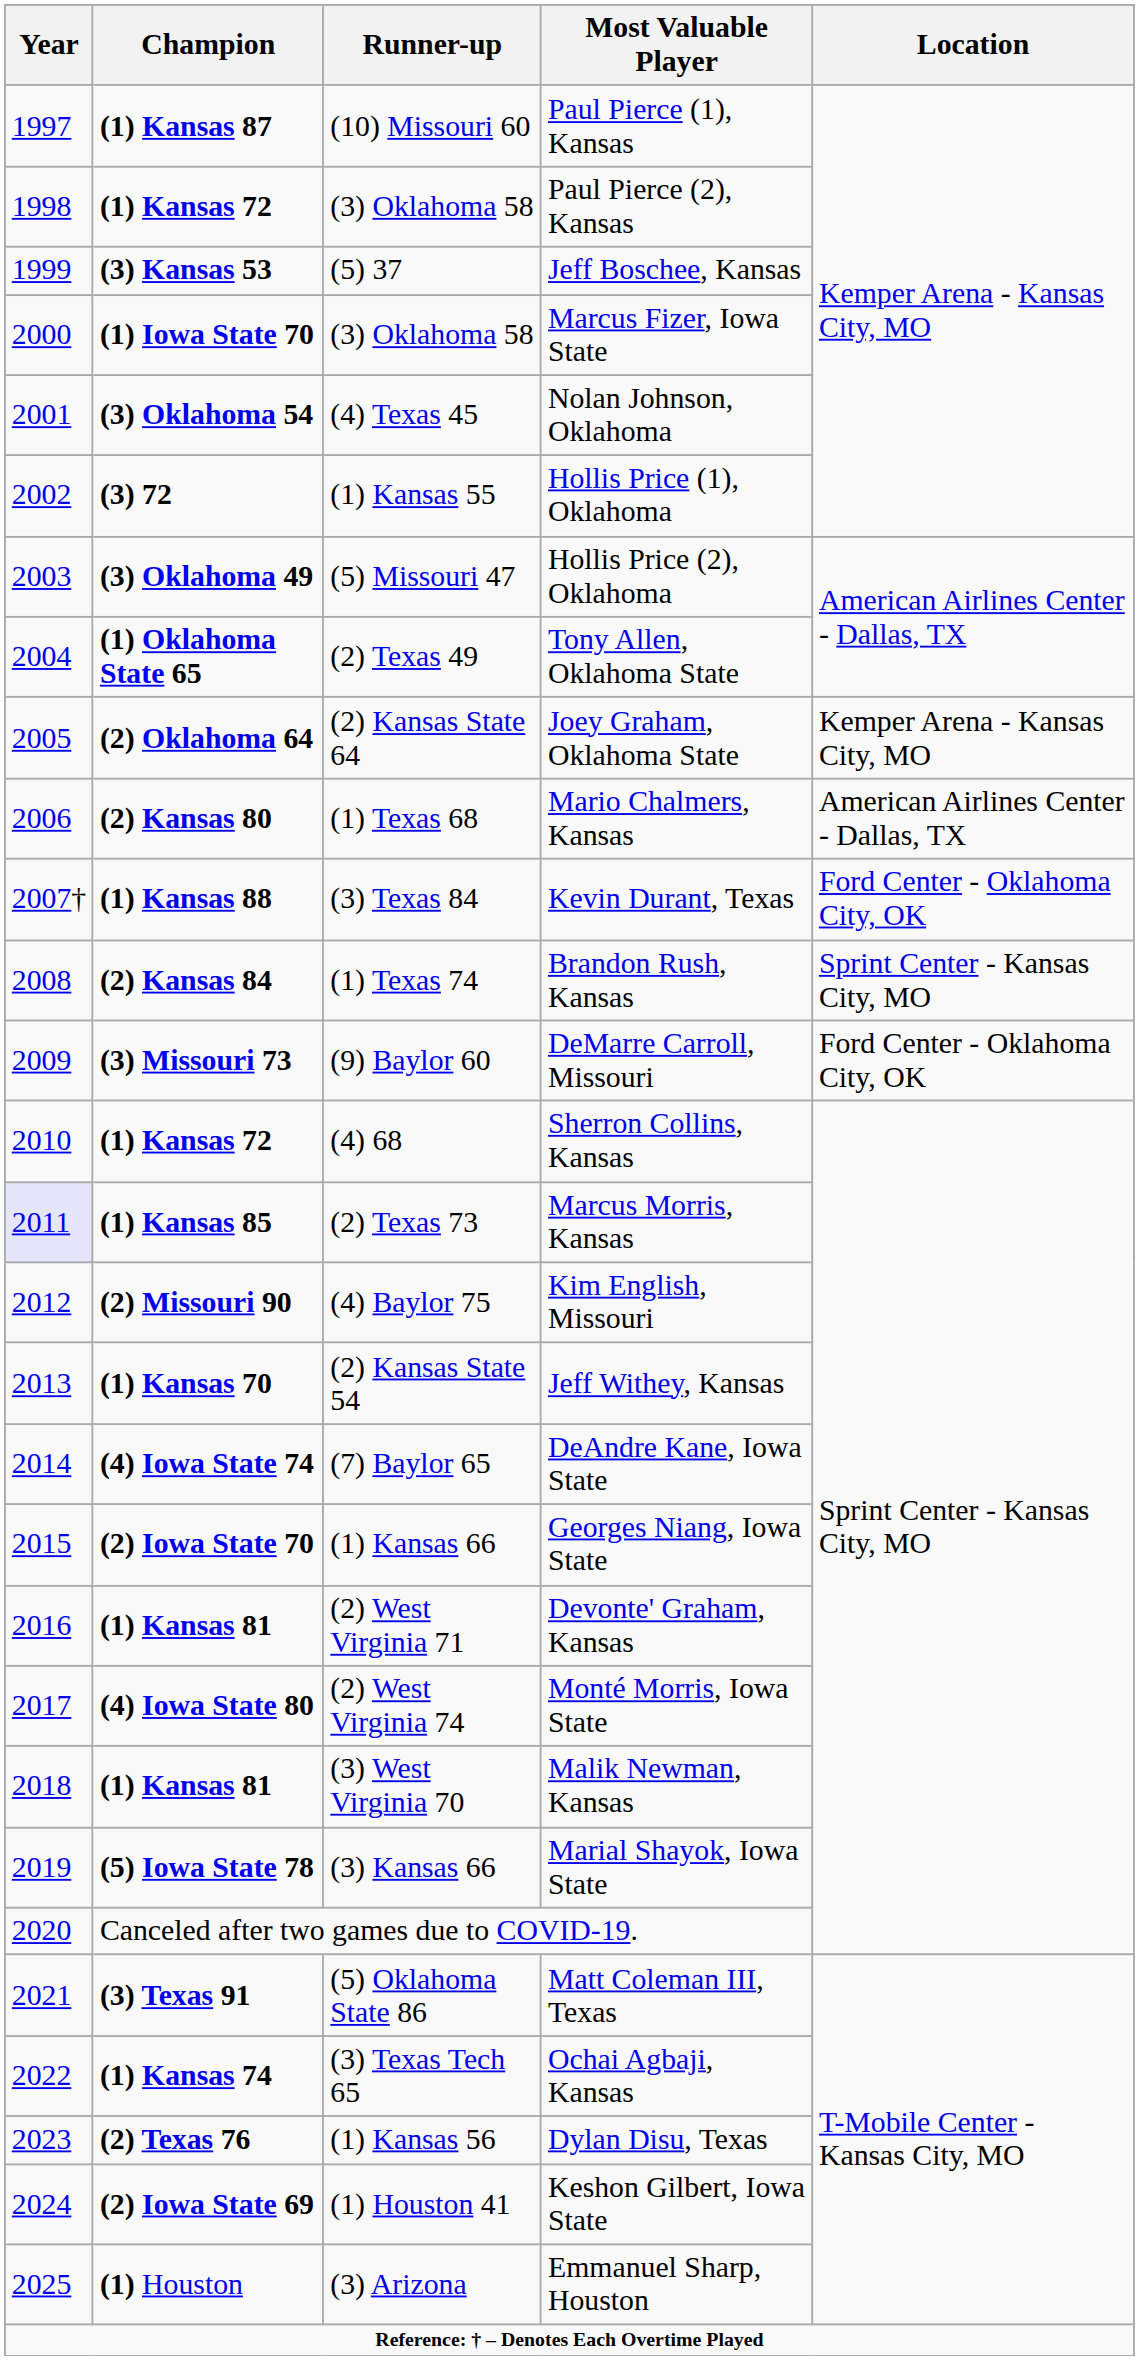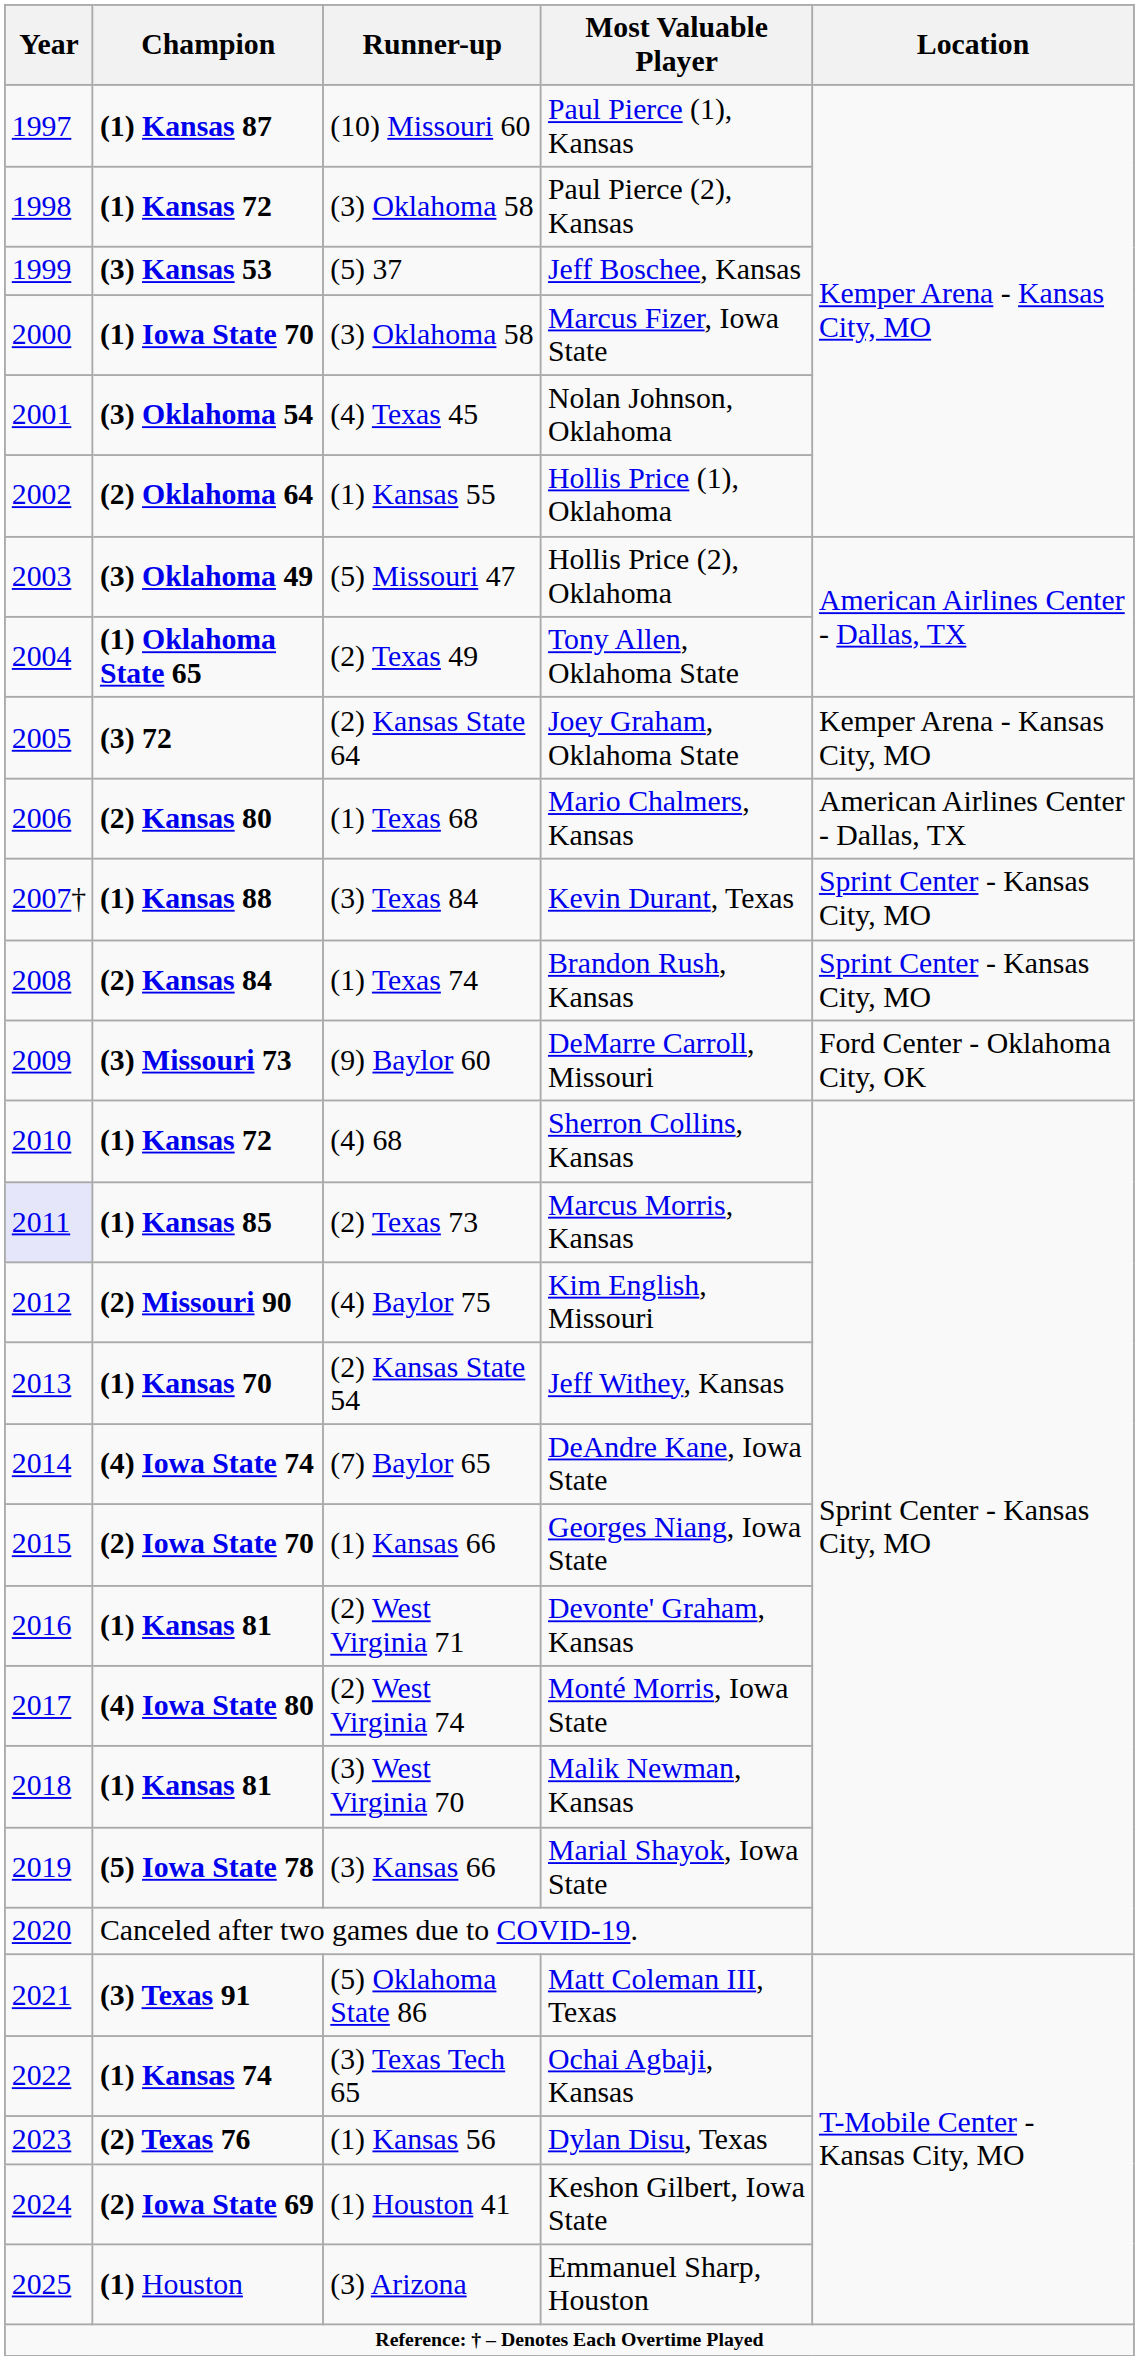(136, 495) (3) 72 -> (207, 495) (2) Oklahoma 64
(207, 737) (2) Oklahoma 64 -> (136, 737) (3) 72
(965, 898) Ford Center - Oklahoma City, OK -> (954, 898) Sprint Center - Kansas City, MO
